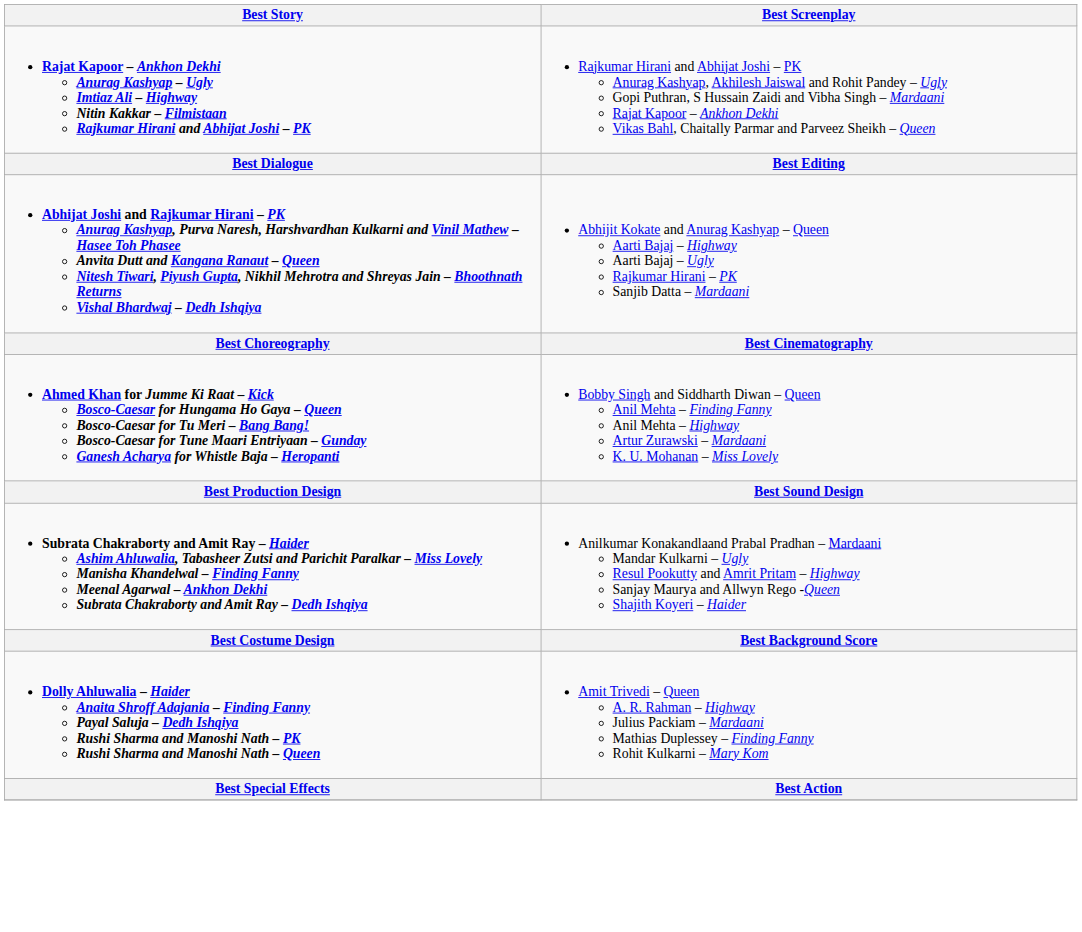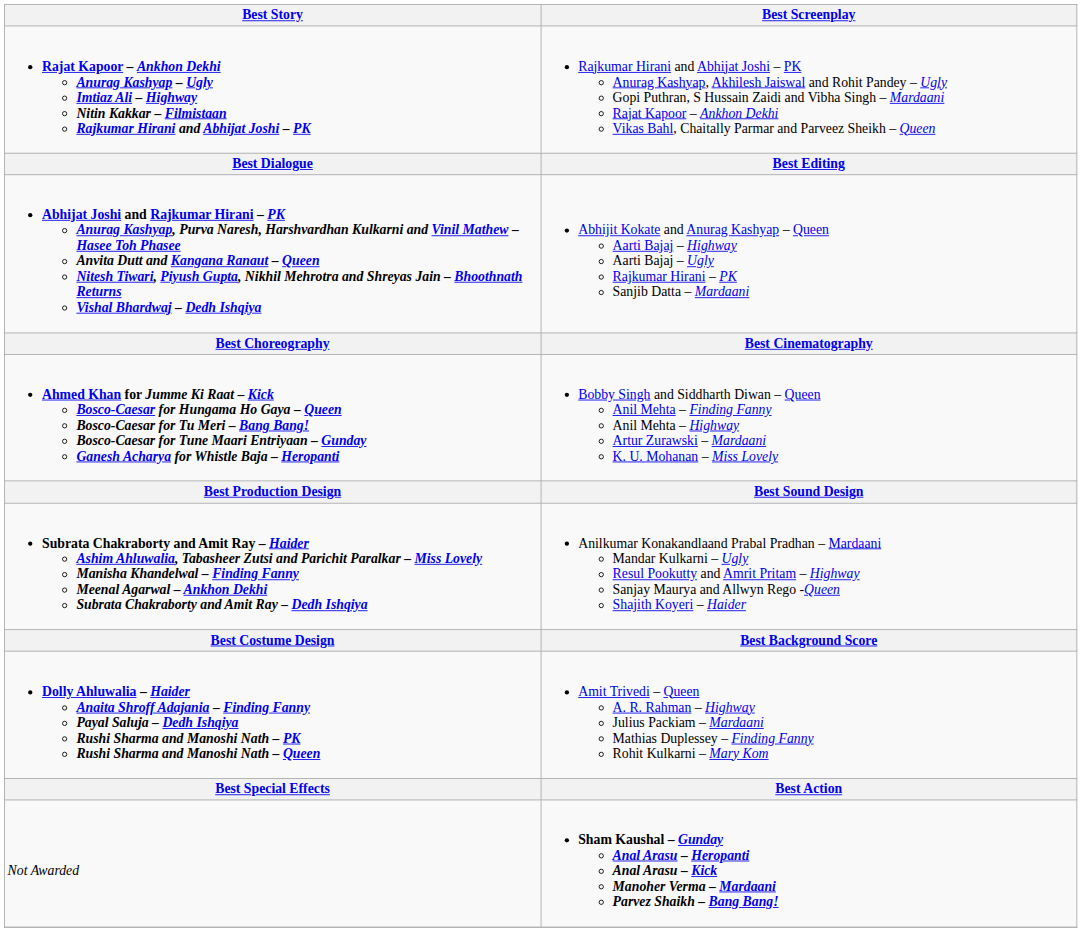+ row: (43, 871)
